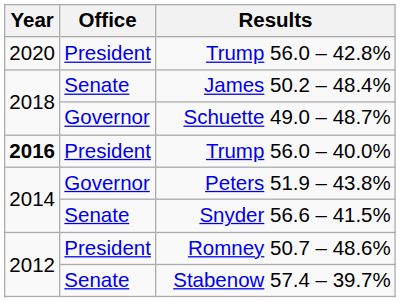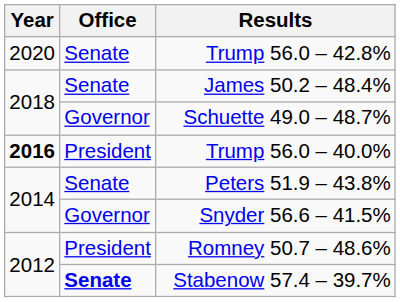(108, 53) President -> (97, 53) Senate
(107, 183) Governor -> (97, 183) Senate
(97, 215) Senate -> (107, 215) Governor
(97, 280) normal -> (98, 280) bold
